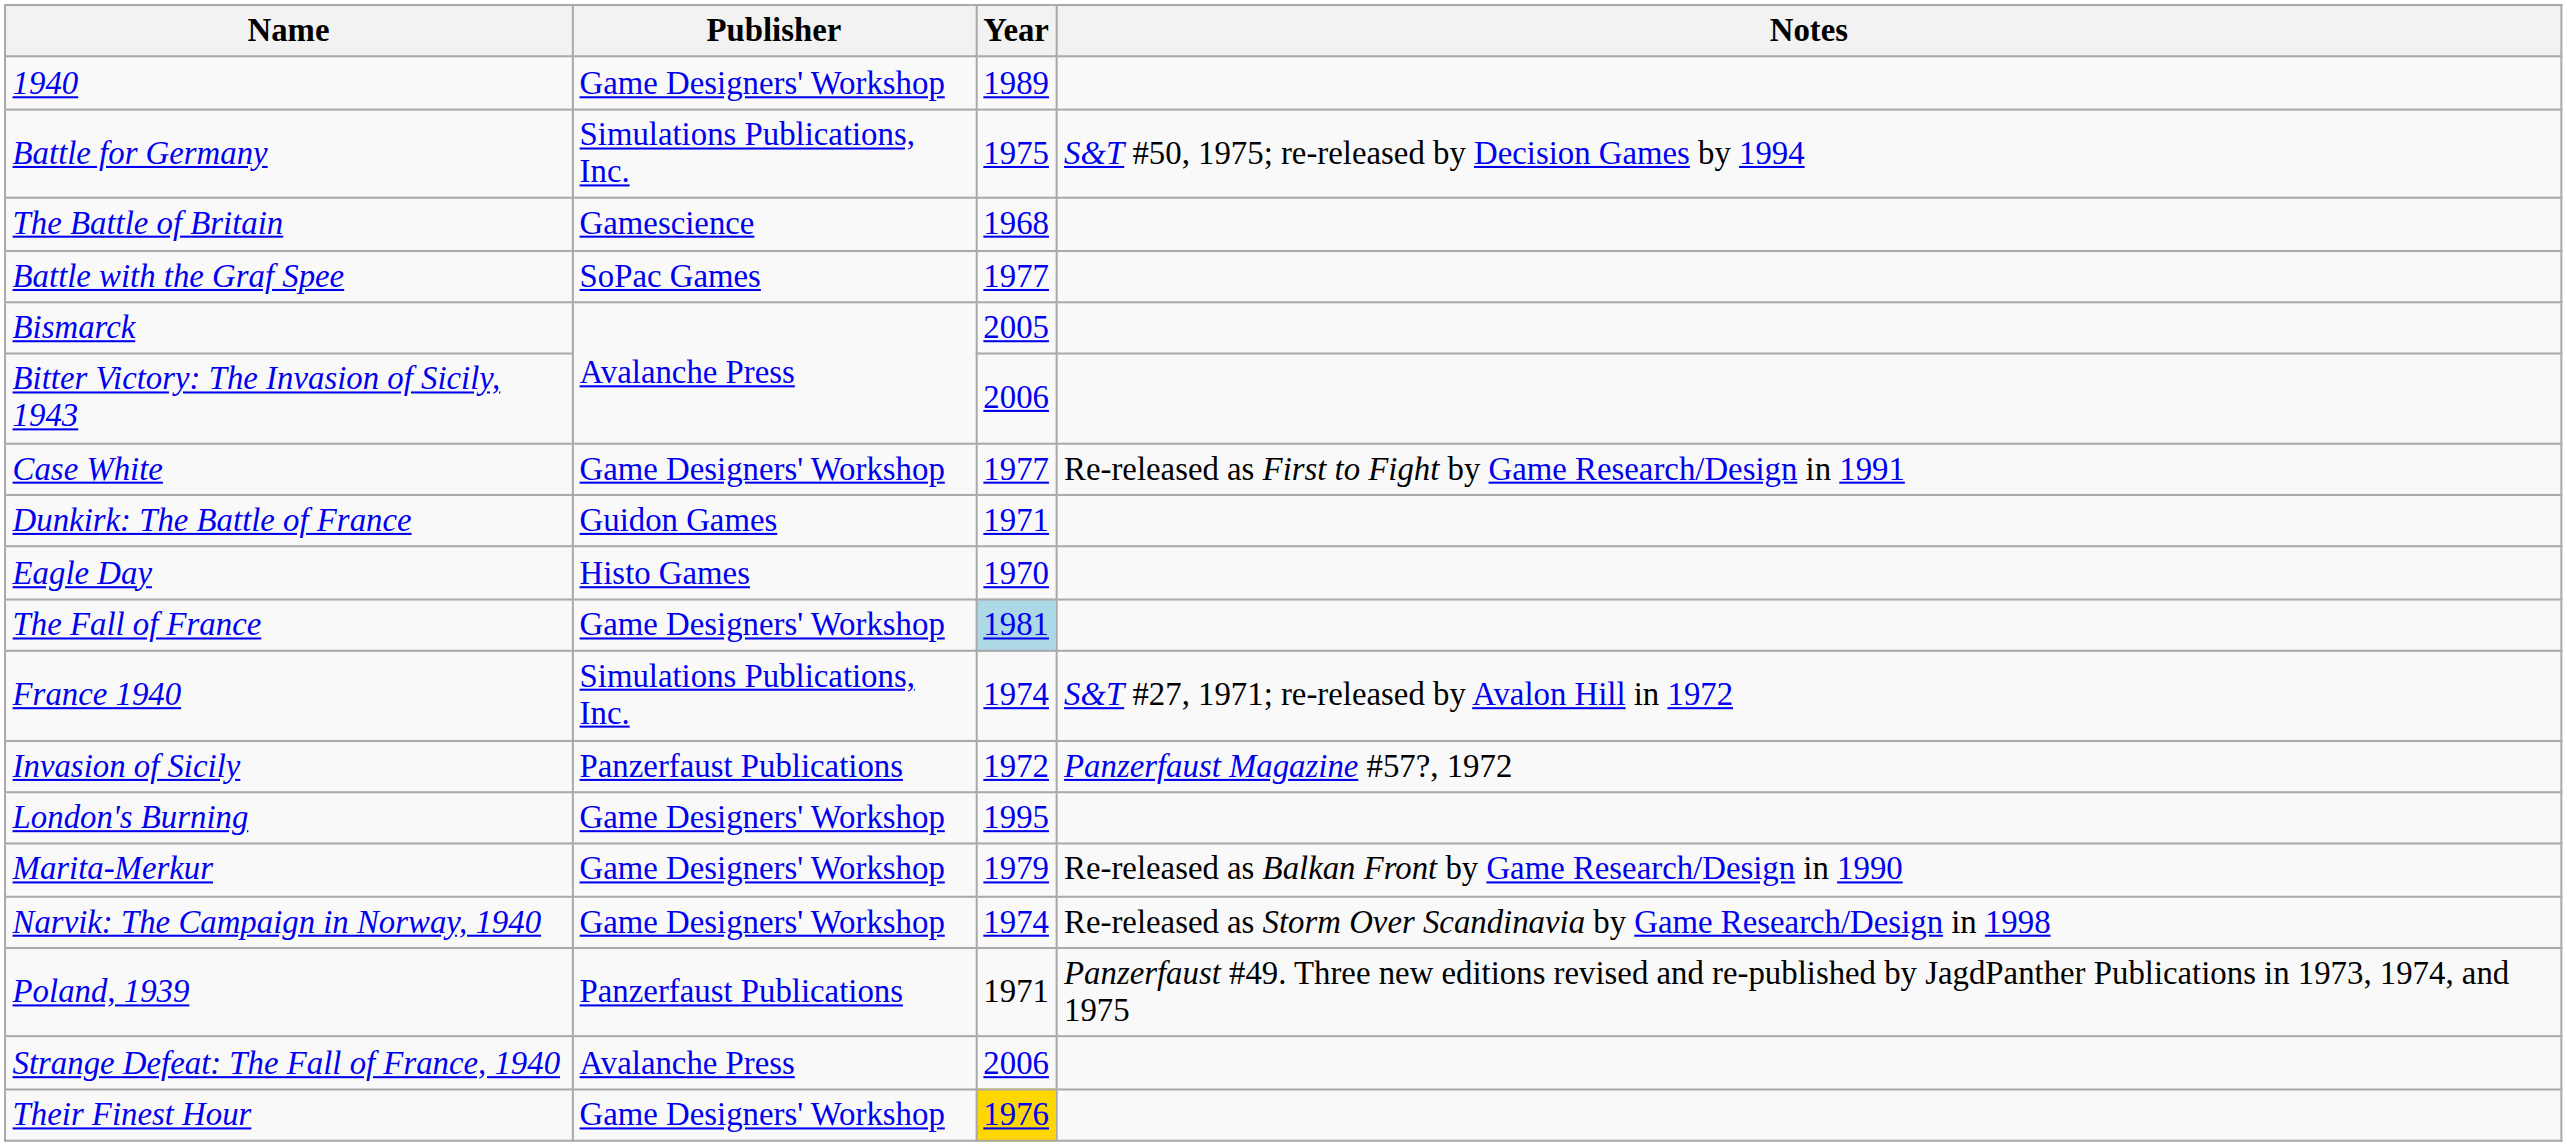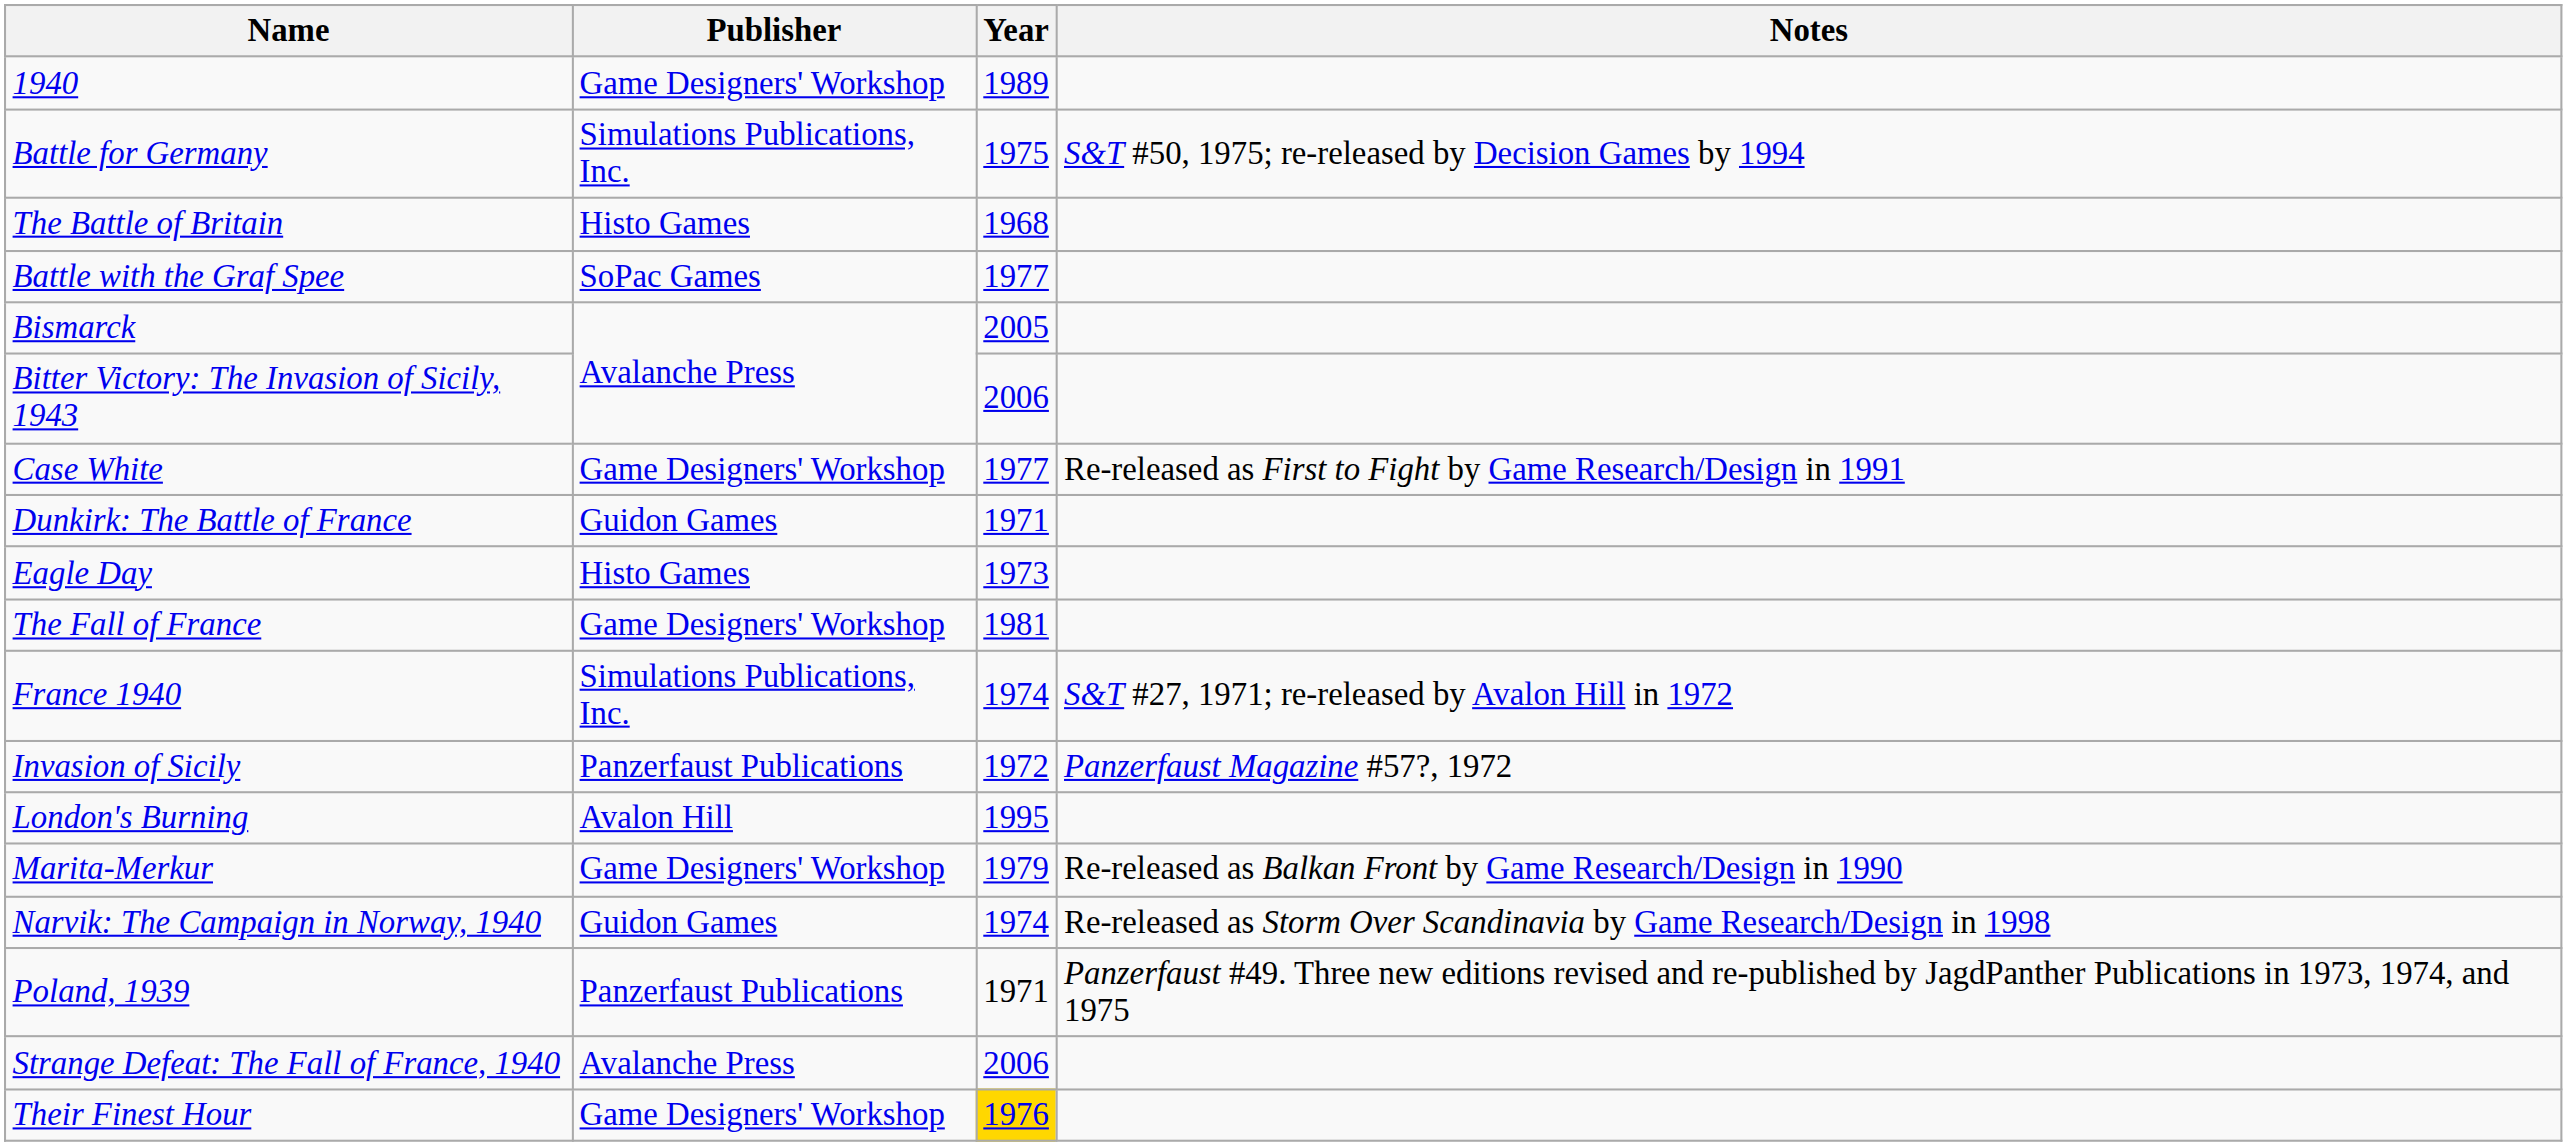(667, 223) Gamescience -> (665, 223) Histo Games
(1016, 572) 1970 -> (1016, 572) 1973
(1016, 624) lightblue background -> (1016, 624) no background
(762, 817) Game Designers' Workshop -> (656, 817) Avalon Hill
(762, 921) Game Designers' Workshop -> (678, 921) Guidon Games
